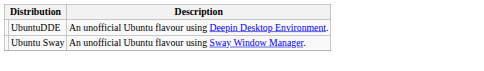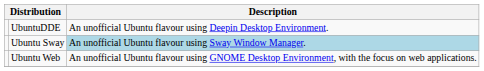(187, 43) no background -> (187, 43) lightblue background
+ row: (36, 58)
